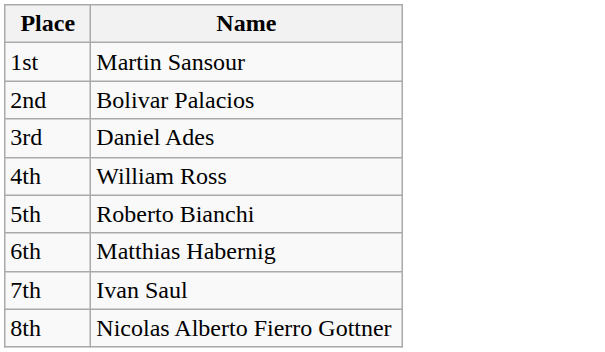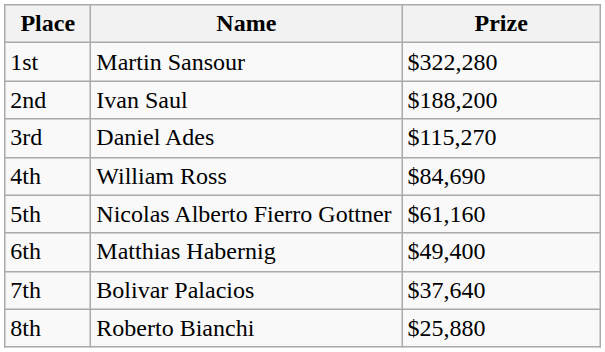+ column: (501, 23)
(175, 99) Bolivar Palacios -> (142, 99) Ivan Saul
(175, 213) Roberto Bianchi -> (244, 213) Nicolas Alberto Fierro Gottner
(142, 289) Ivan Saul -> (175, 289) Bolivar Palacios
(244, 328) Nicolas Alberto Fierro Gottner -> (175, 328) Roberto Bianchi
